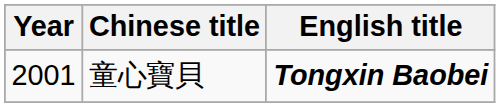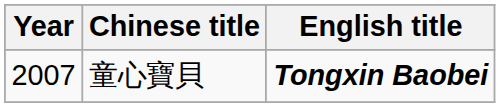(44, 75) 2001 -> (44, 75) 2007
